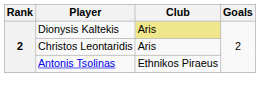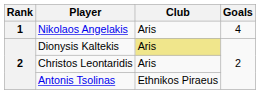+ row: (83, 30)
